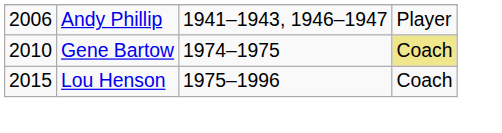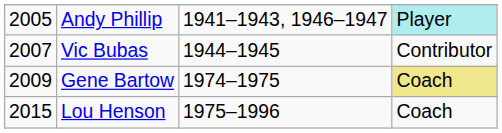(31, 19) 2006 -> (31, 19) 2005
(424, 19) no background -> (424, 19) paleturquoise background
+ row: (104, 50)
(31, 50) 2010 -> (31, 81) 2009
